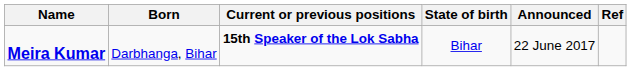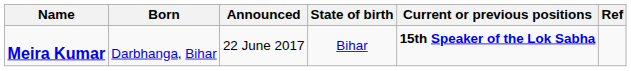columns swapped: (321, 15) <-> (555, 15)
